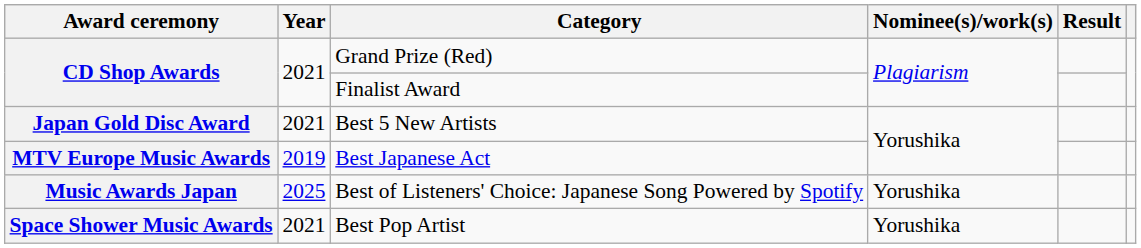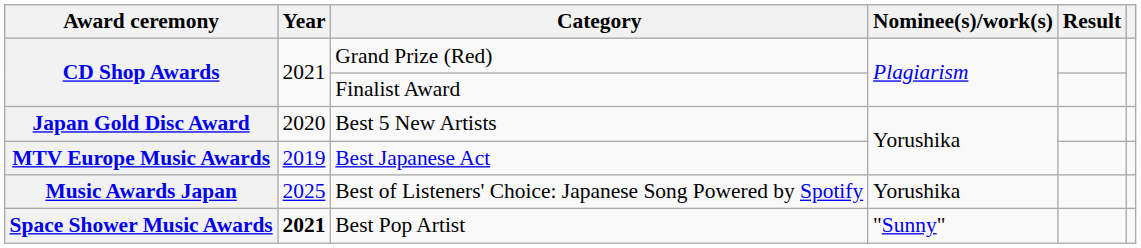(304, 123) 2021 -> (304, 123) 2020
(304, 225) normal -> (304, 225) bold
(917, 225) Yorushika -> (909, 225) "Sunny"
